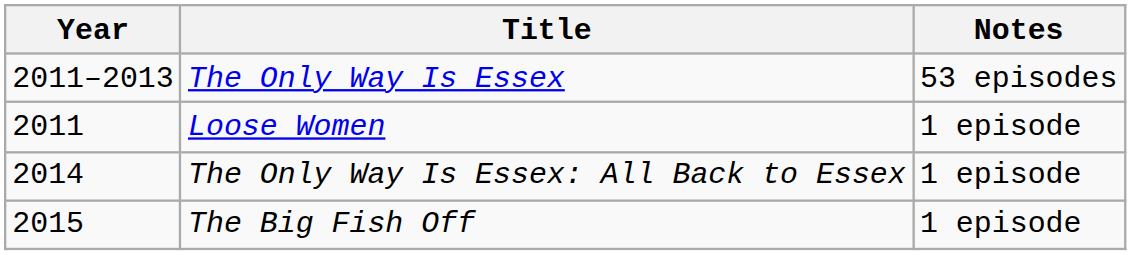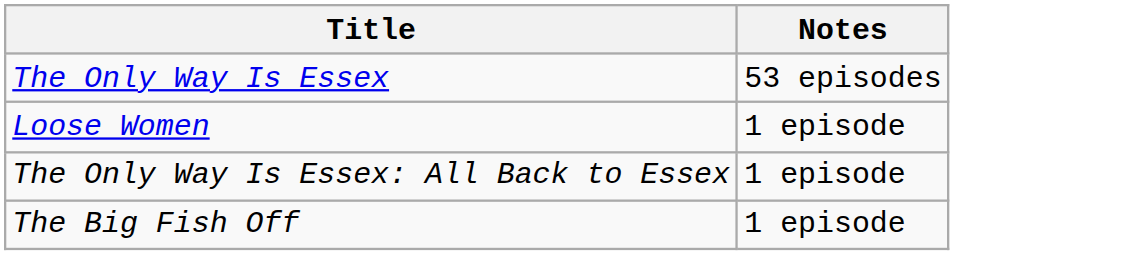- column: (93, 30)
